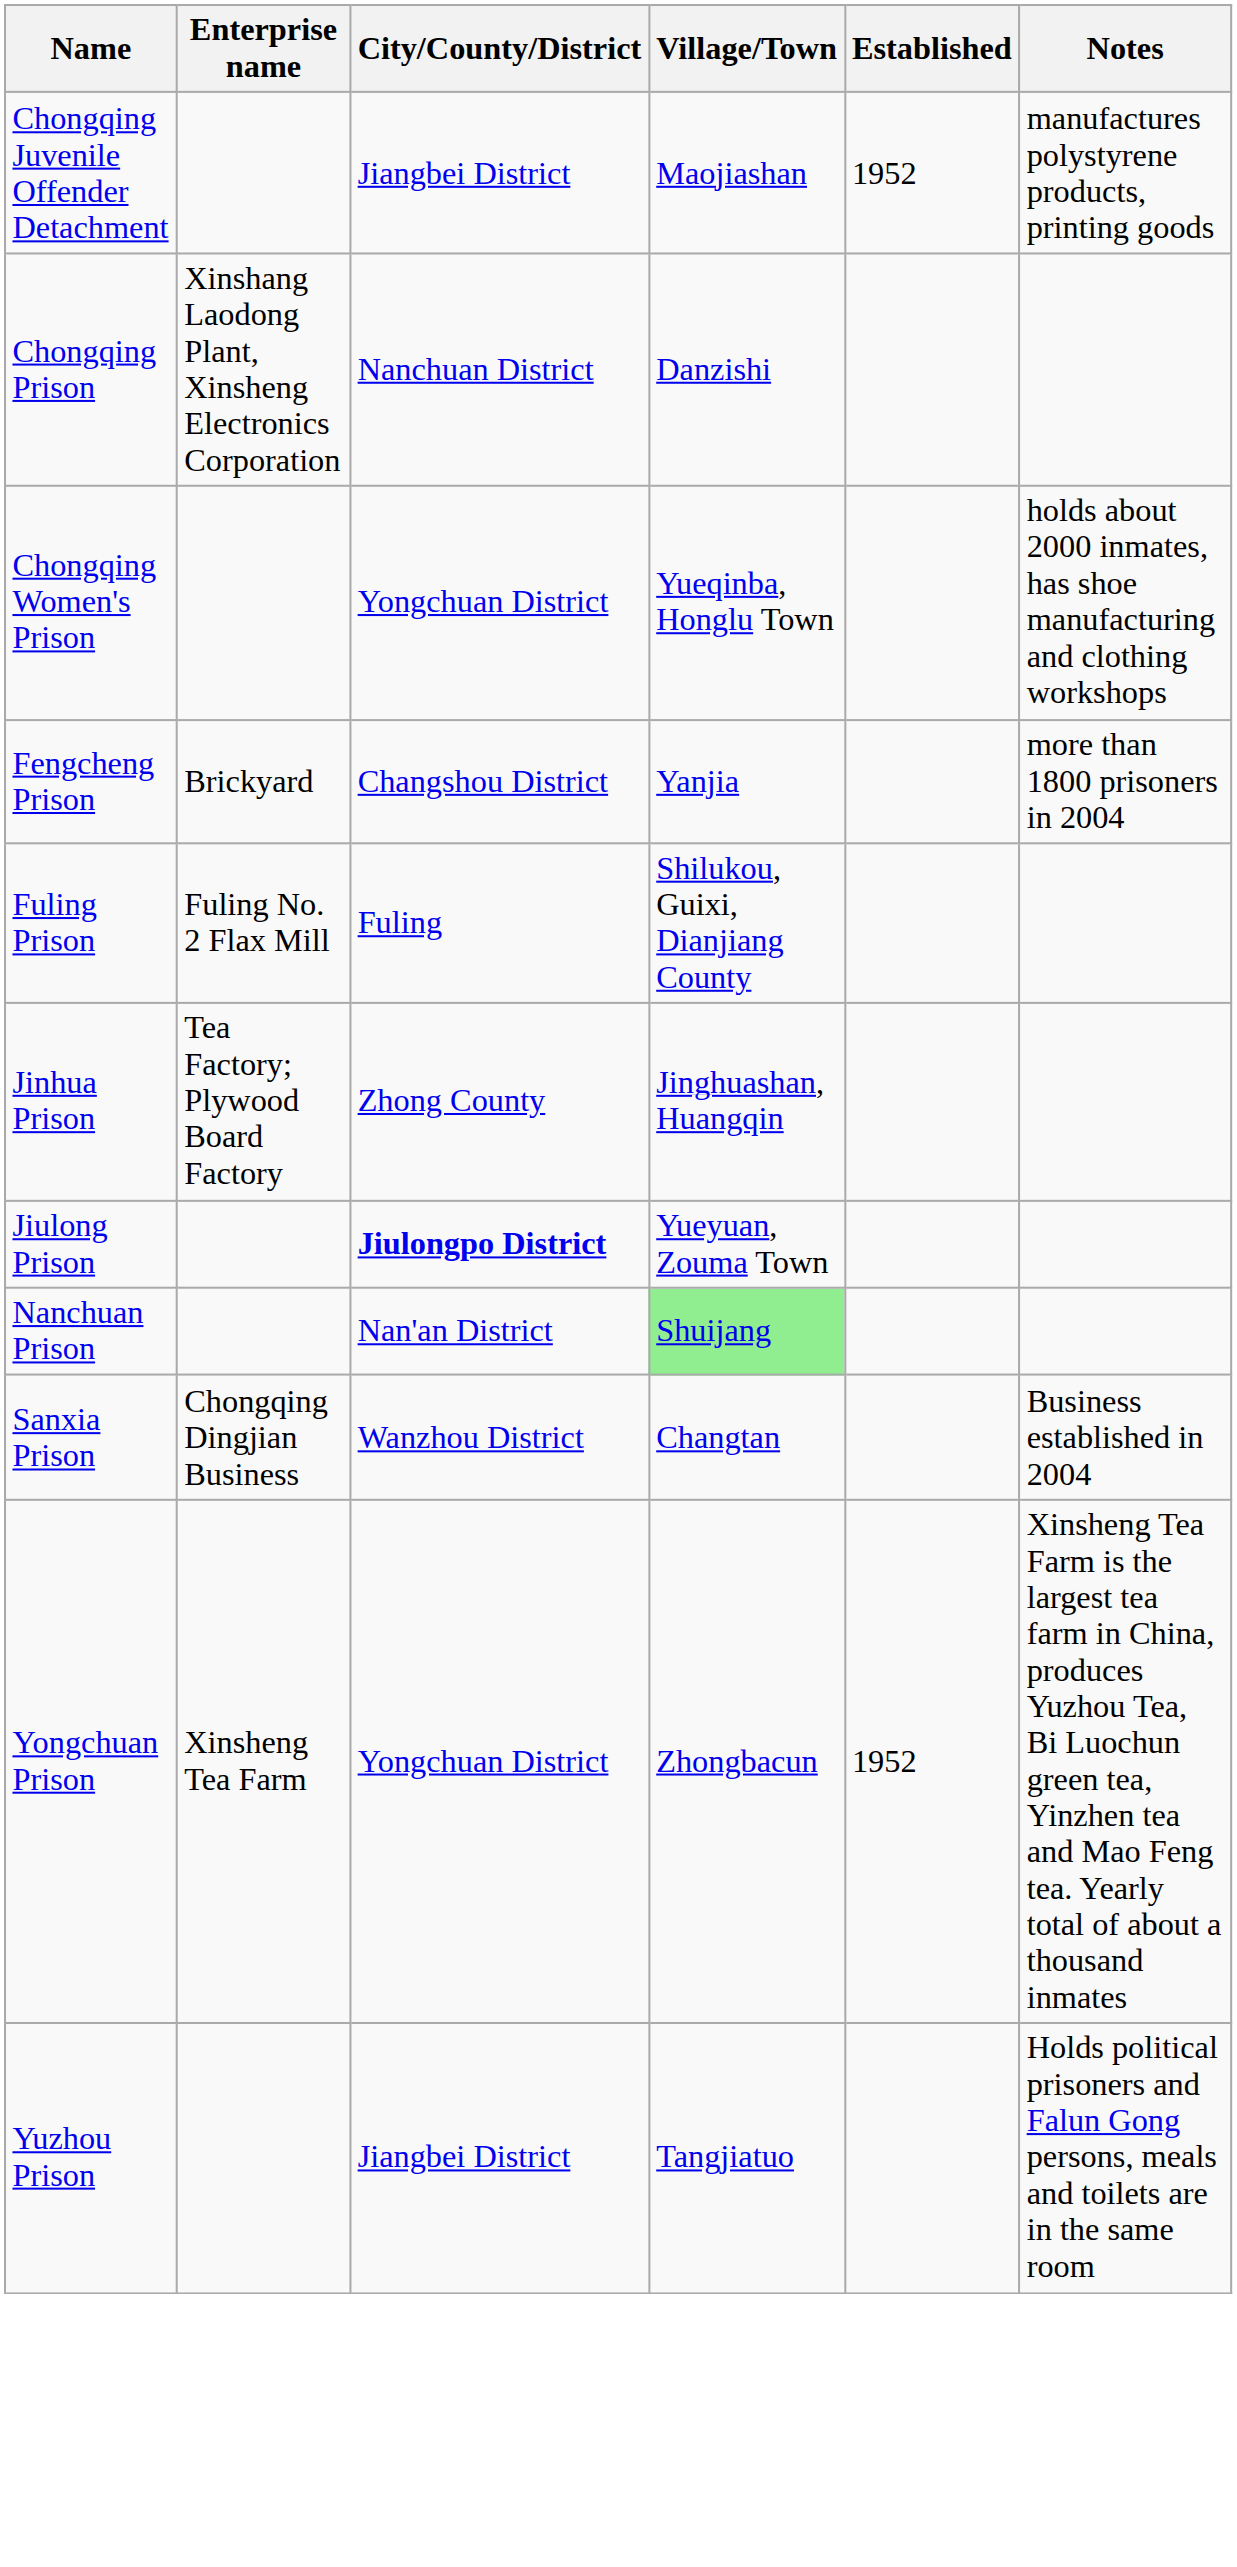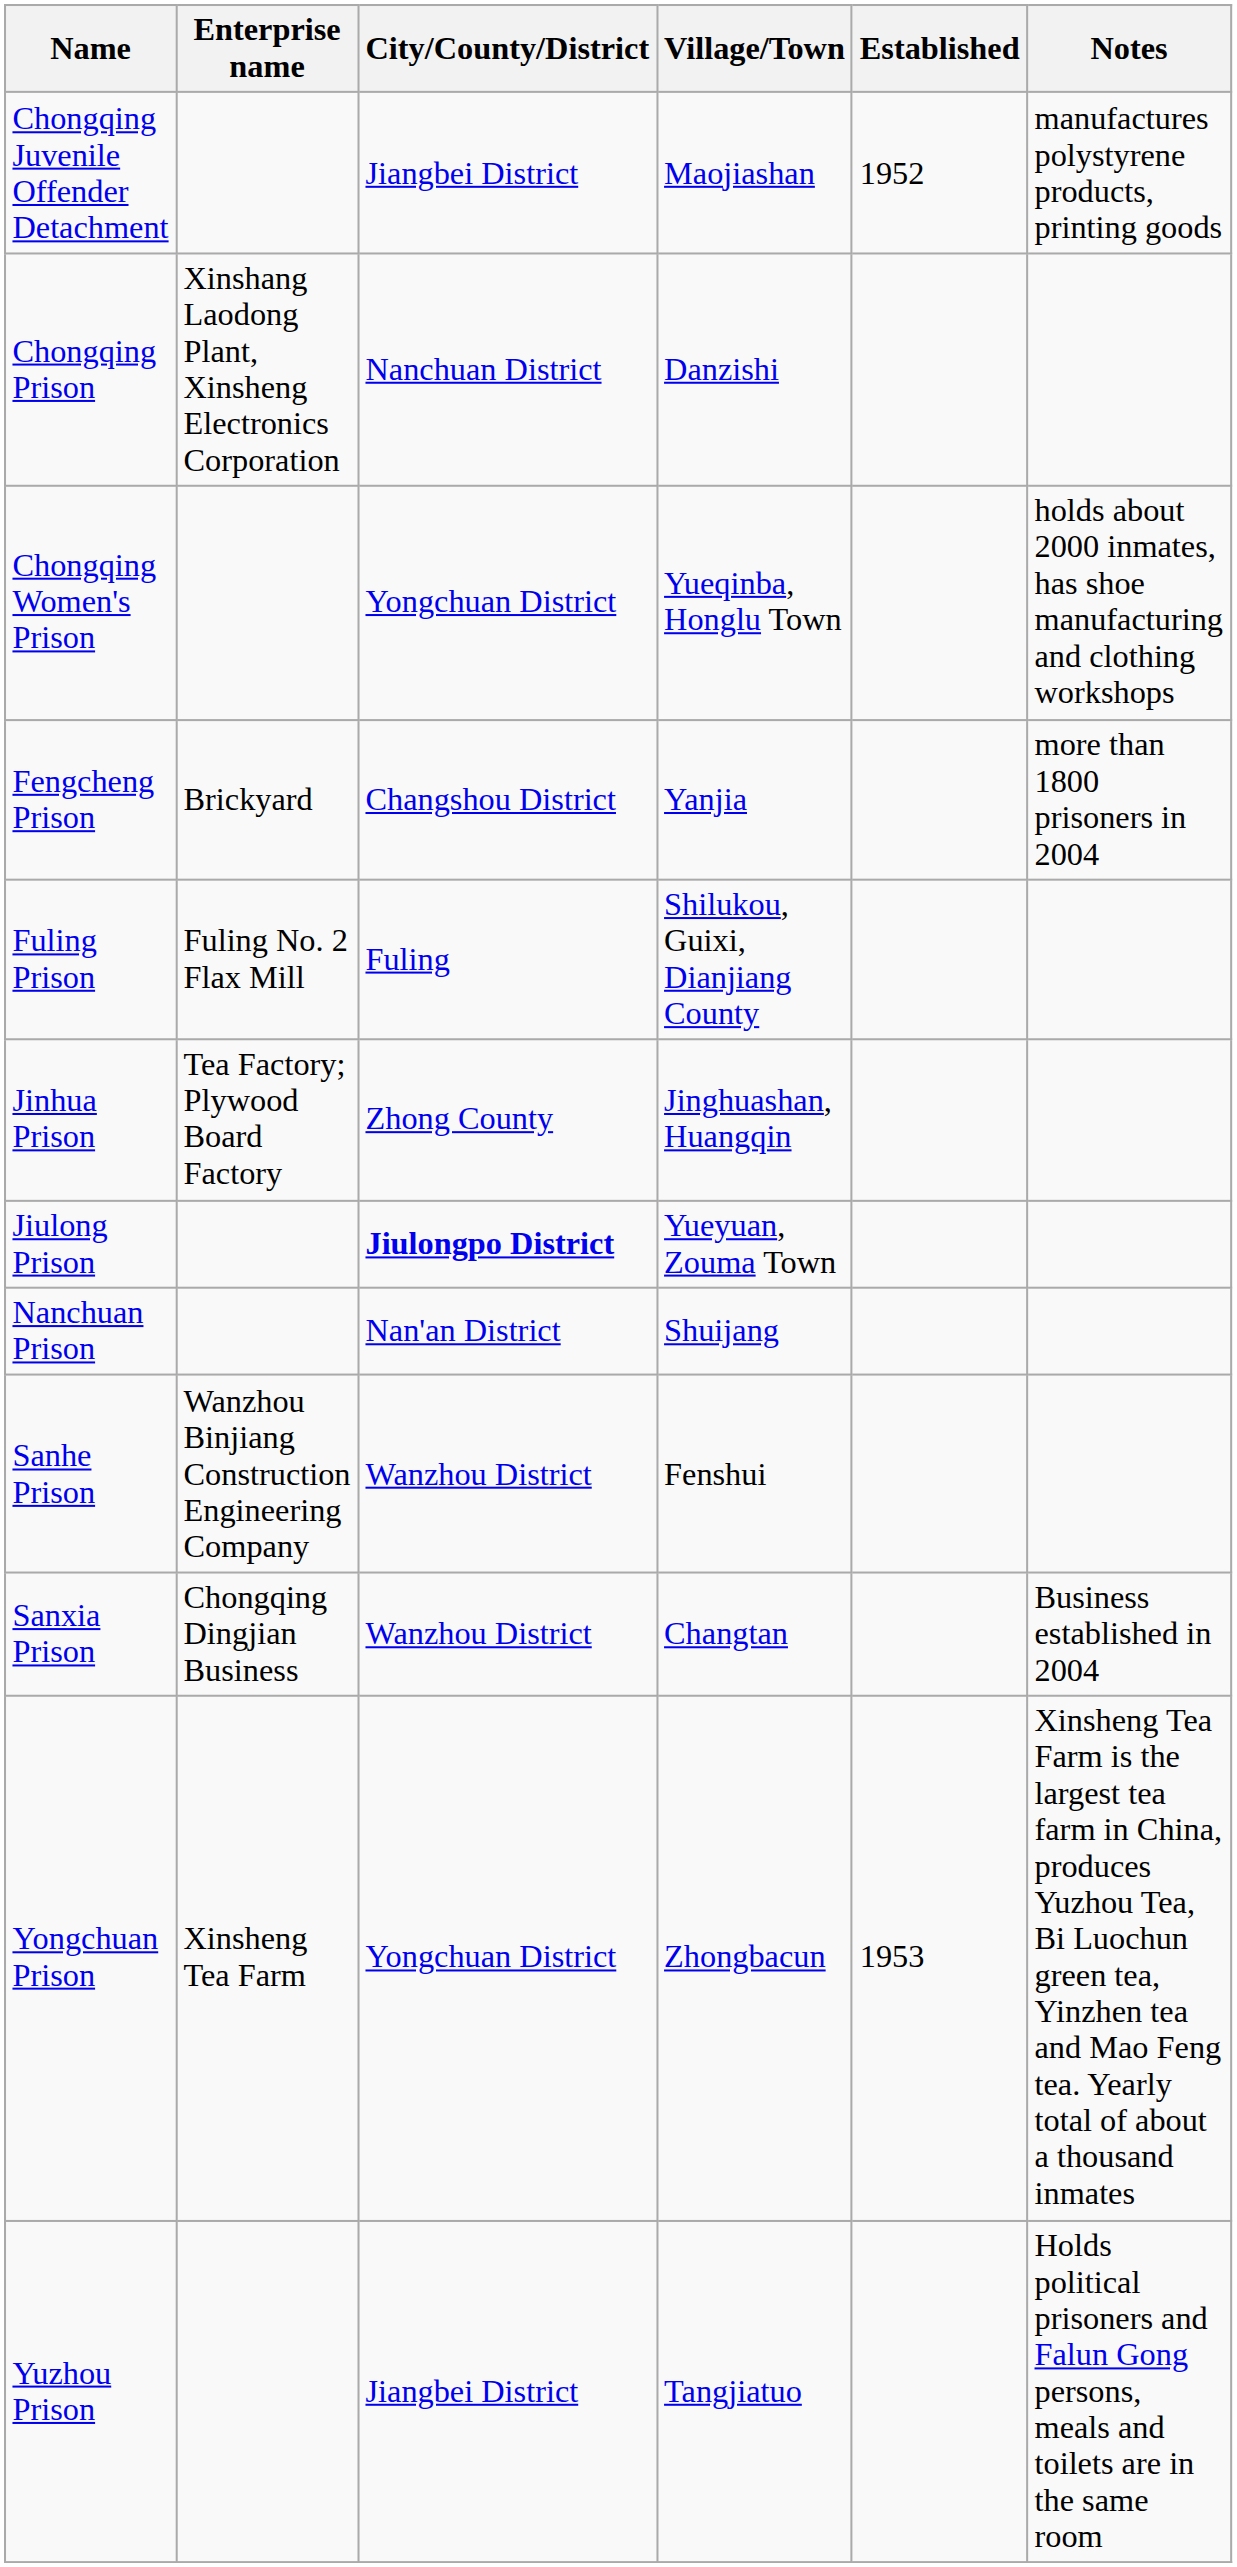(714, 1331) lightgreen background -> (722, 1331) no background
+ row: (54, 1473)
(884, 1760) 1952 -> (892, 1957) 1953
